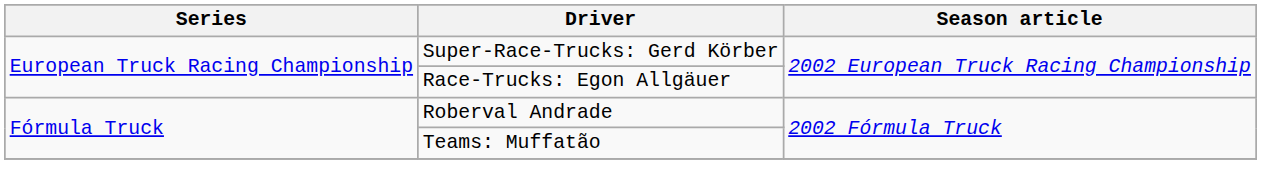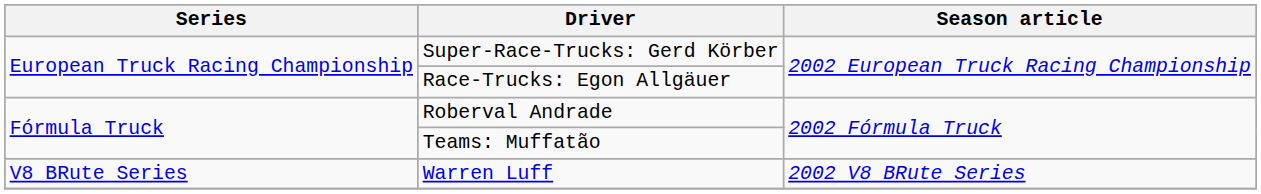+ row: (488, 174)
